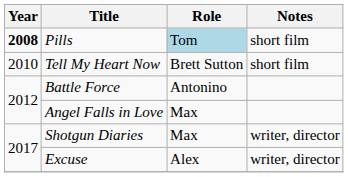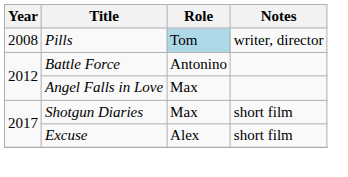(23, 40) bold -> (23, 40) normal
(280, 40) short film -> (279, 40) writer, director
- row: (103, 64)
(295, 135) writer, director -> (263, 111) short film
(295, 159) writer, director -> (263, 135) short film
